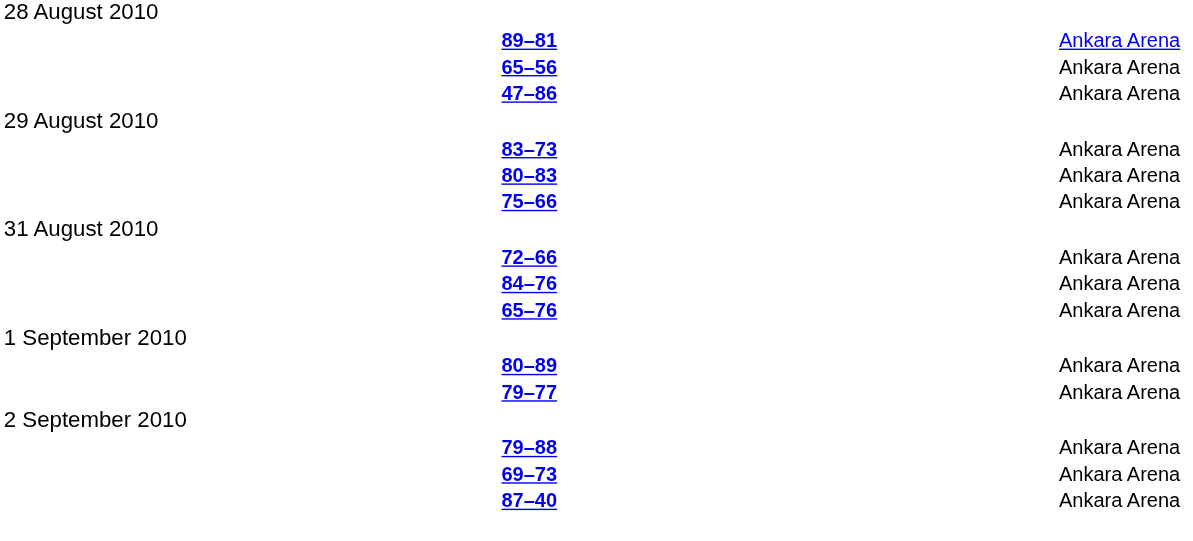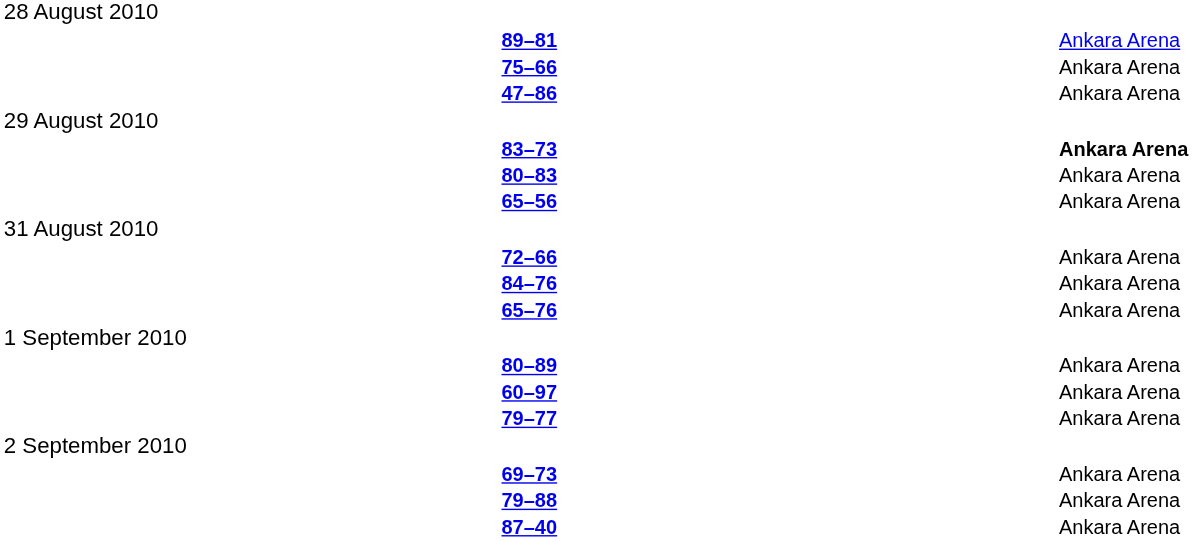rows swapped: (221, 202) <-> (221, 67)
(1120, 149) normal -> (1124, 149) bold
+ row: (221, 392)
rows swapped: (221, 448) <-> (221, 474)
